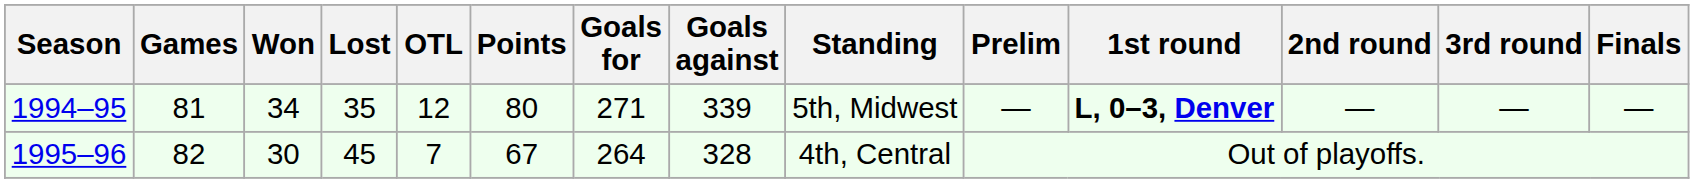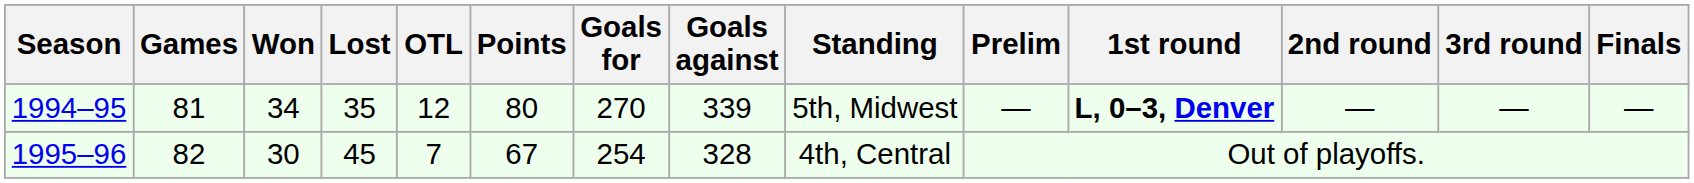(621, 107) 271 -> (621, 107) 270
(621, 154) 264 -> (621, 154) 254
